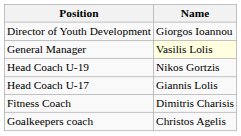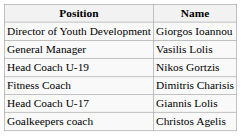(184, 49) lightyellow background -> (184, 49) no background
rows swapped: (48, 85) <-> (39, 103)
